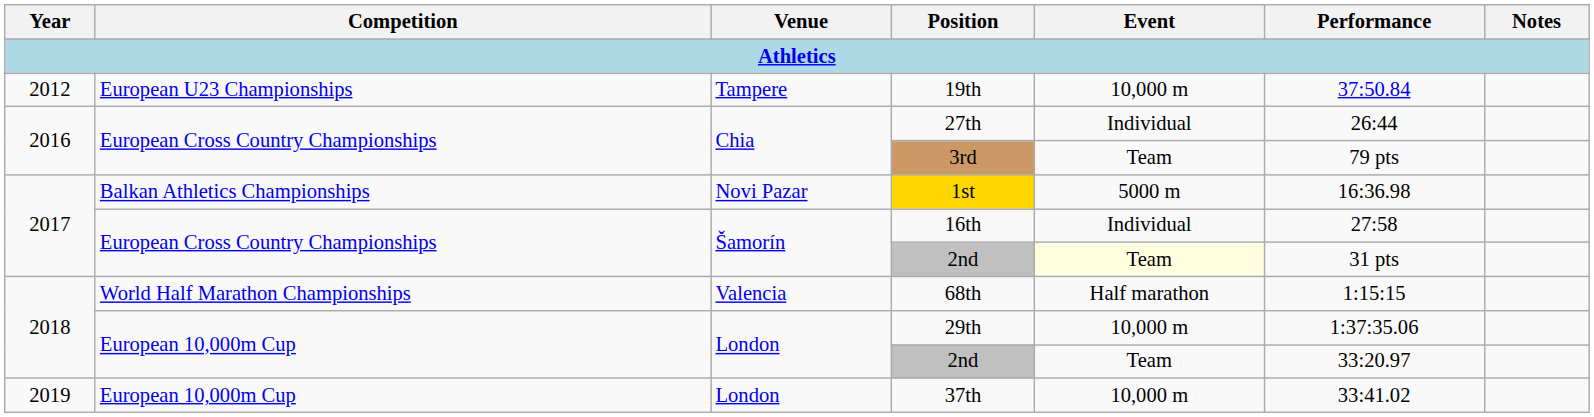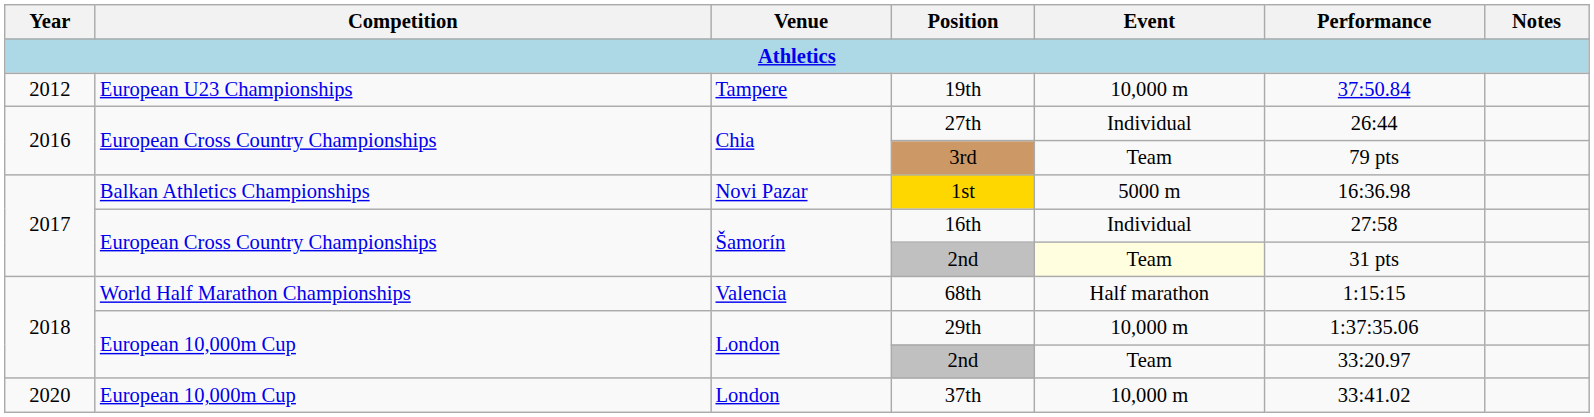(50, 395) 2019 -> (50, 395) 2020
